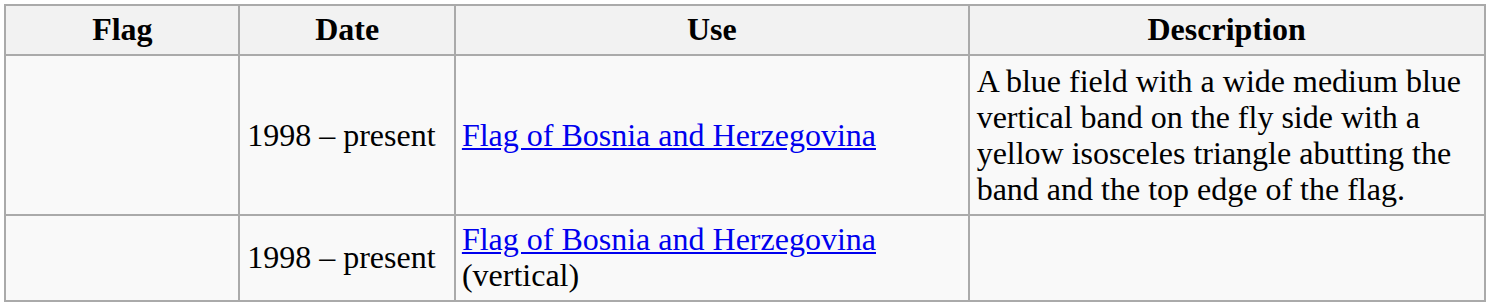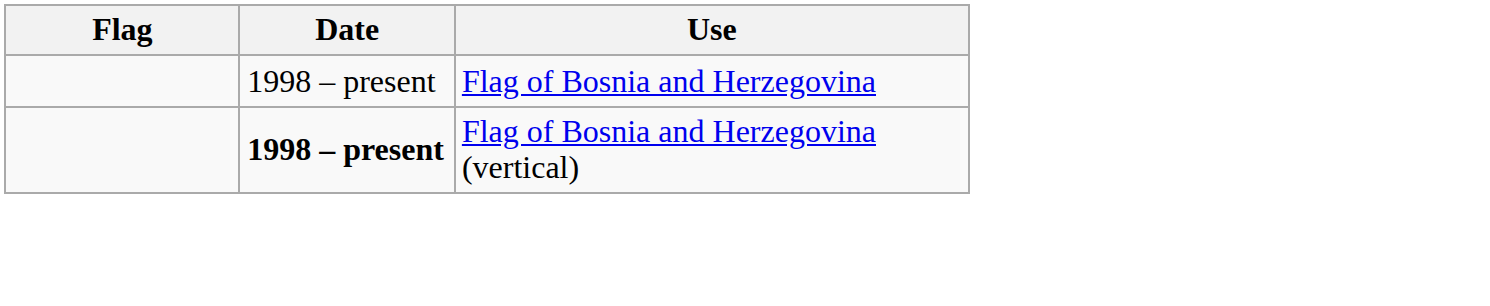- column: (1227, 29)
(341, 257) normal -> (346, 149) bold
